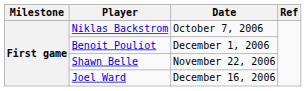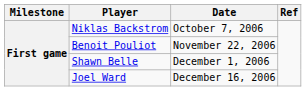(221, 45) December 1, 2006 -> (224, 45) November 22, 2006
(224, 61) November 22, 2006 -> (221, 61) December 1, 2006
